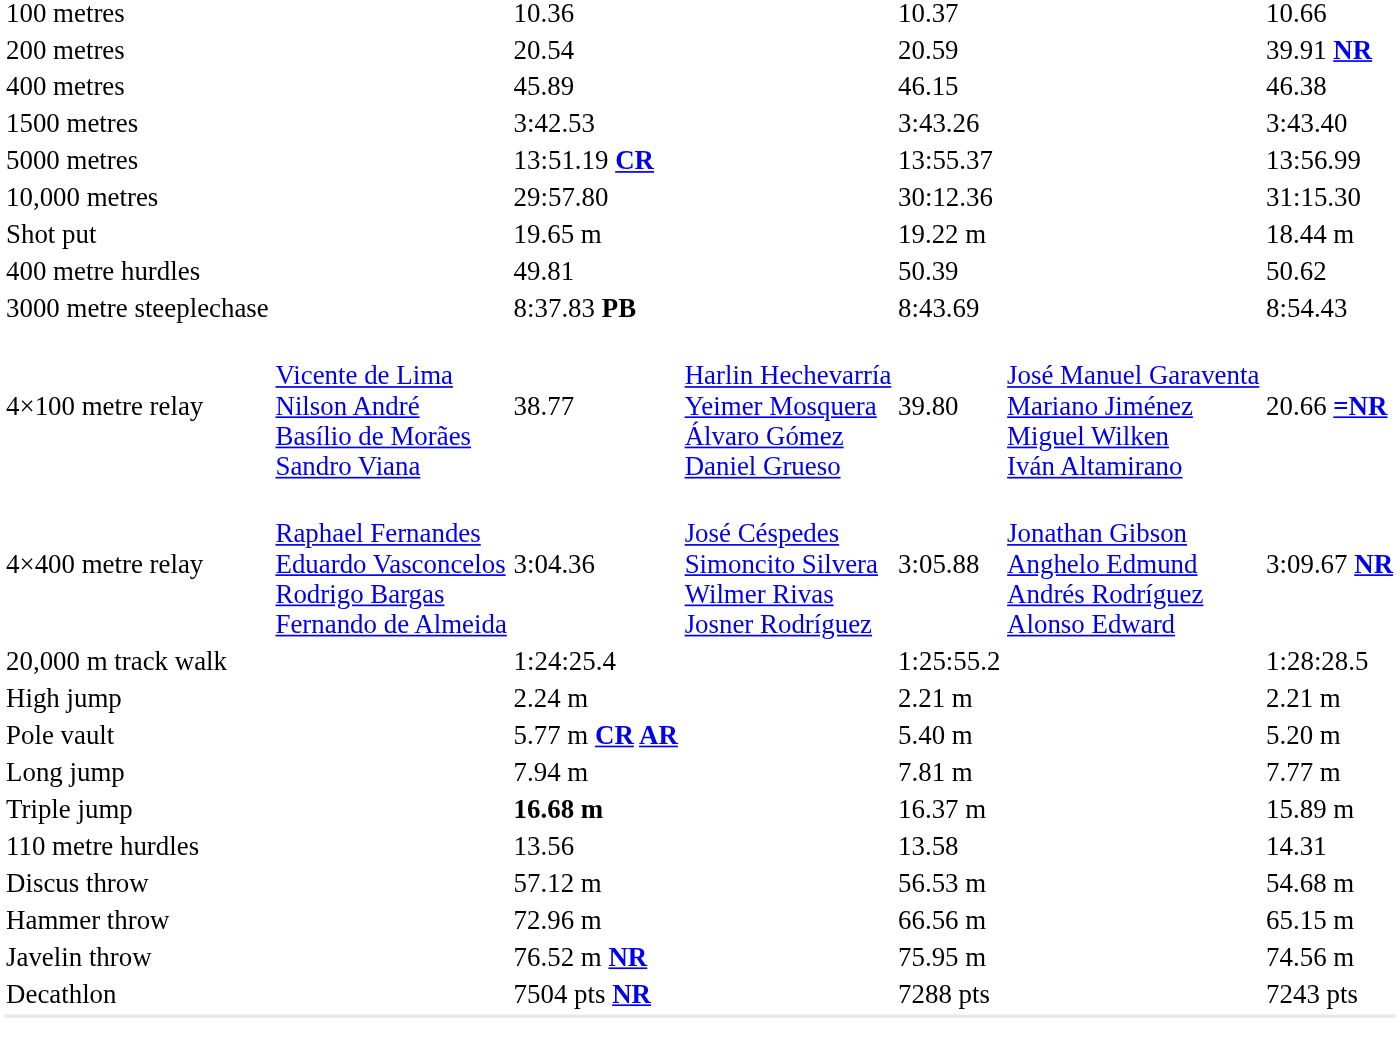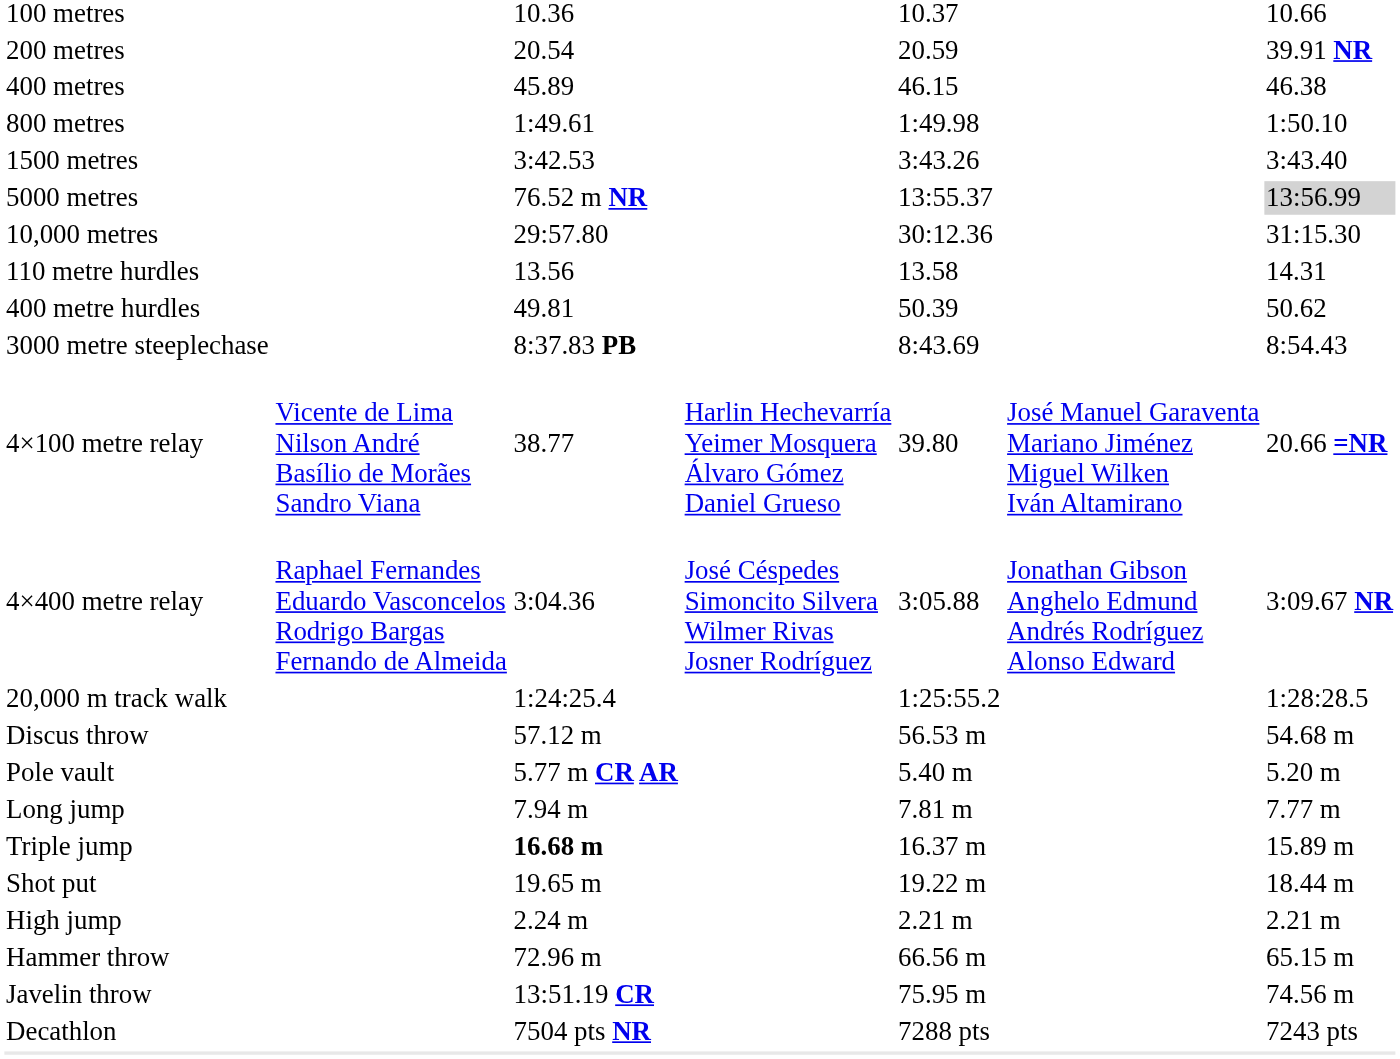+ row: (65, 123)
(584, 160) 13:51.19 CR -> (580, 197) 76.52 m NR
(1314, 160) no background -> (1314, 197) lightgrey background
rows swapped: (103, 846) <-> (51, 234)
rows swapped: (64, 698) <-> (77, 883)
(580, 956) 76.52 m NR -> (584, 993) 13:51.19 CR
